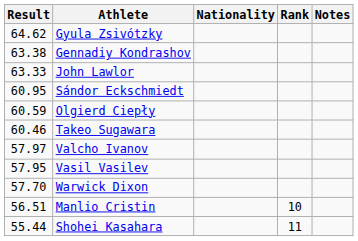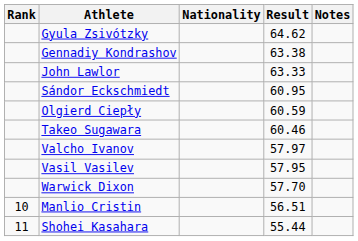columns swapped: (295, 14) <-> (29, 14)
